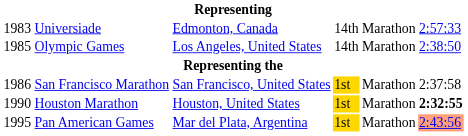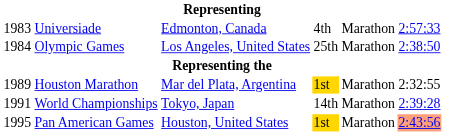(346, 28) 14th -> (322, 28) 4th
(17, 47) 1985 -> (17, 47) 1984
(346, 47) 14th -> (326, 47) 25th
- row: (102, 85)
(17, 103) 1990 -> (17, 85) 1989
(236, 103) Houston, United States -> (229, 85) Mar del Plata, Argentina
(441, 103) bold -> (419, 85) normal
+ row: (96, 103)
(240, 122) Mar del Plata, Argentina -> (225, 122) Houston, United States
